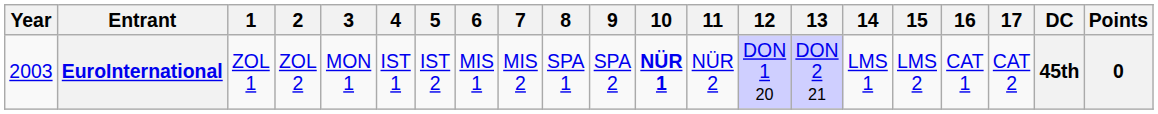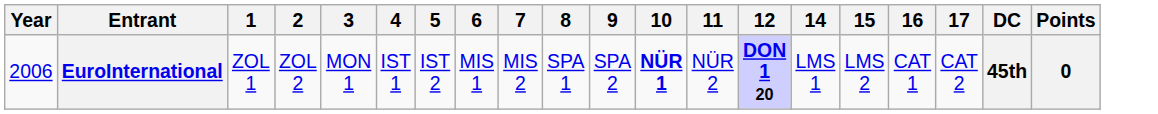- column: (817, 20)
(31, 72) 2003 -> (31, 72) 2006
(765, 71) normal -> (765, 72) bold
